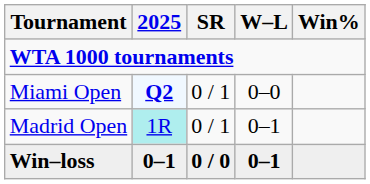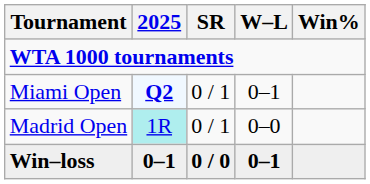(264, 91) 0–0 -> (264, 91) 0–1
(264, 126) 0–1 -> (264, 126) 0–0
